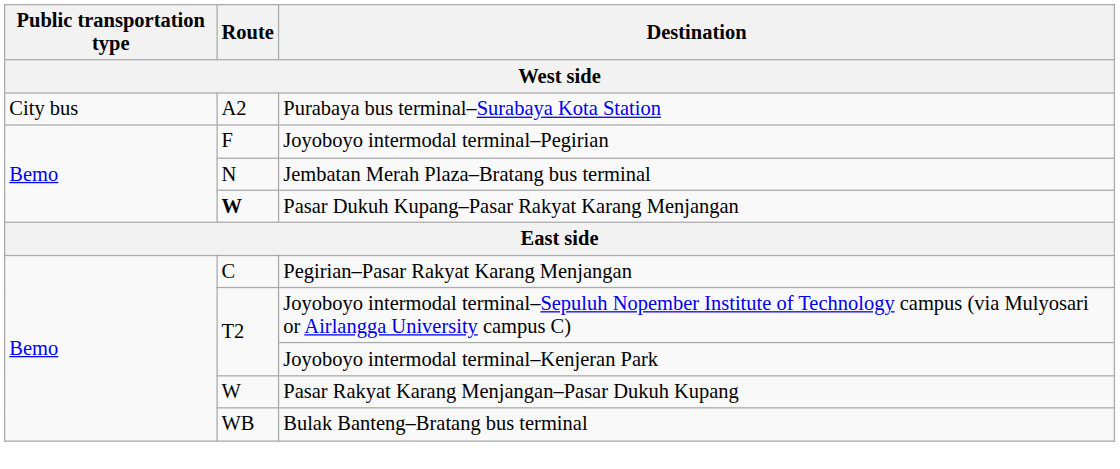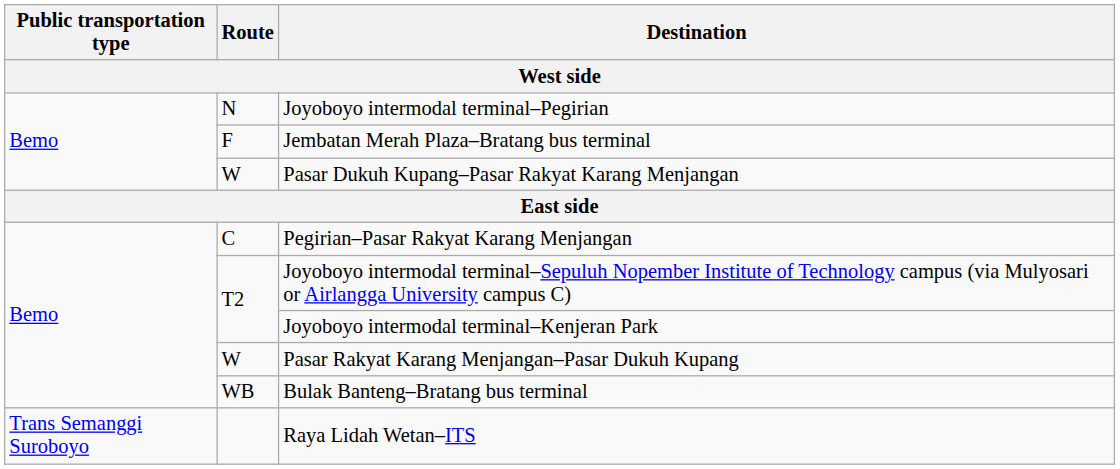- row: (472, 108)
(227, 141) F -> (229, 108) N
(229, 173) N -> (227, 141) F
(232, 206) bold -> (231, 173) normal
+ row: (380, 435)
